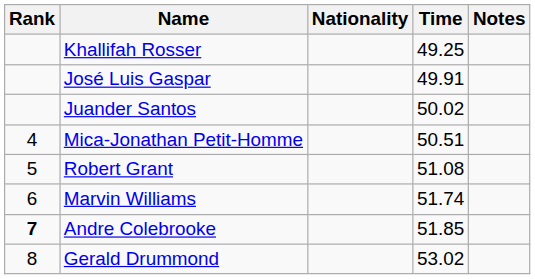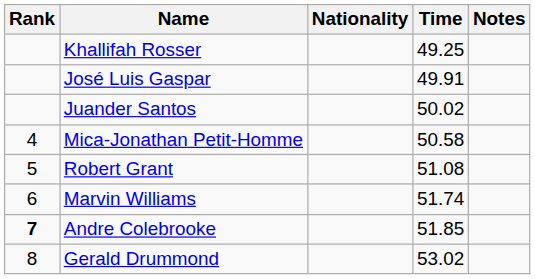(441, 139) 50.51 -> (441, 139) 50.58
